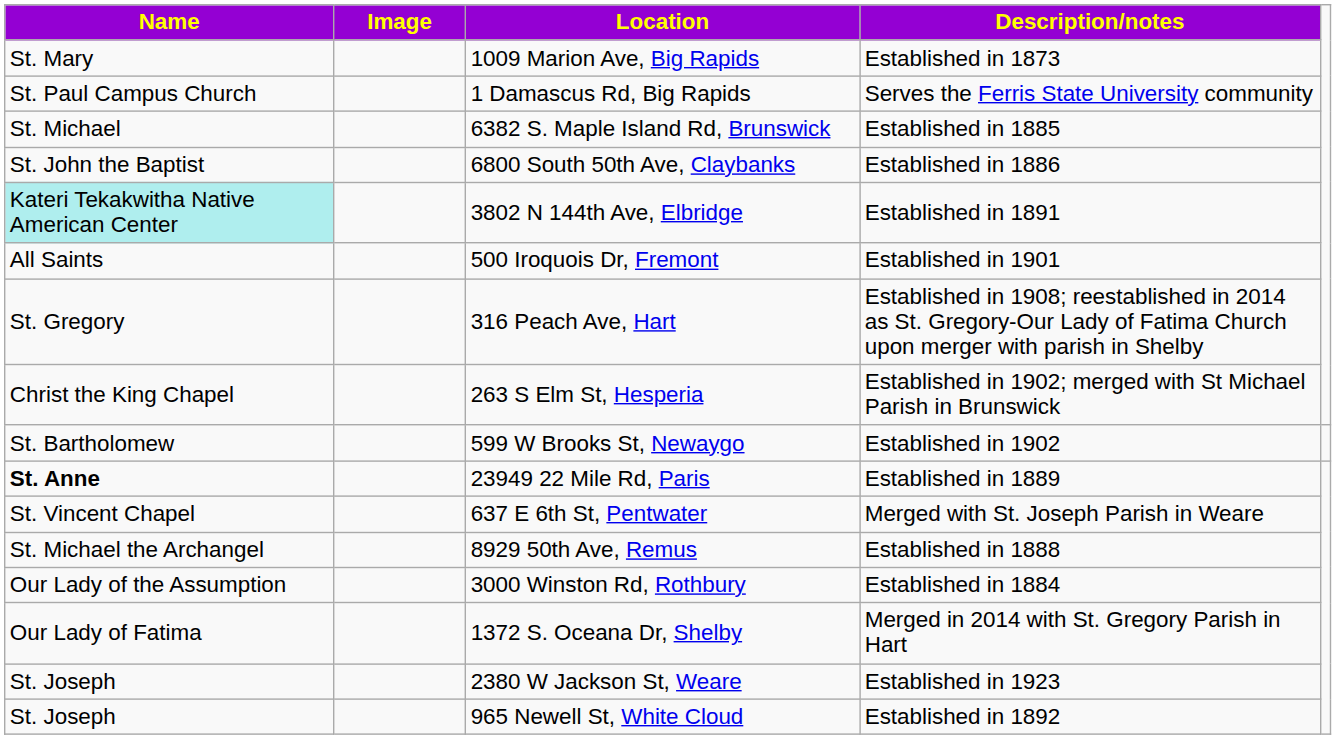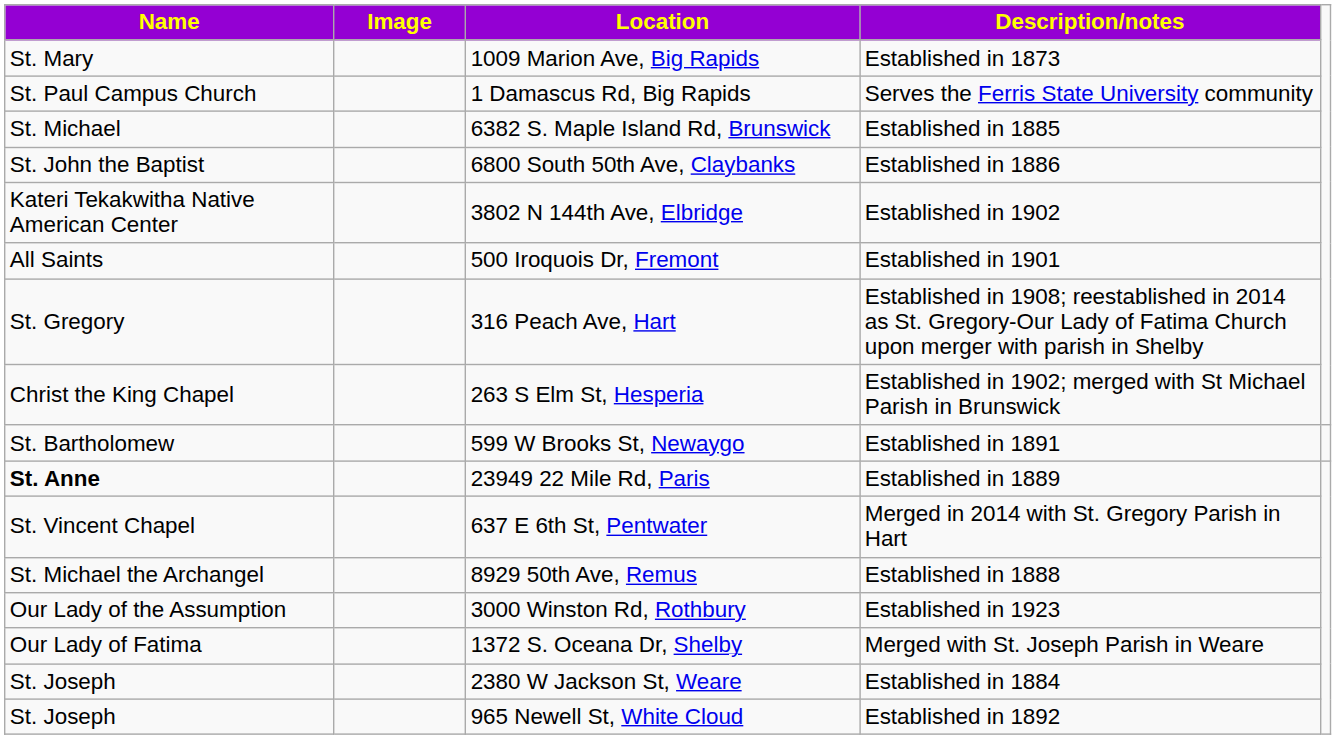(132, 212) paleturquoise background -> (132, 212) no background
(962, 212) Established in 1891 -> (962, 212) Established in 1902
(962, 442) Established in 1902 -> (962, 442) Established in 1891
(1064, 513) Merged with St. Joseph Parish in Weare -> (1073, 526) Merged in 2014 with St. Gregory Parish in Hart
(962, 584) Established in 1884 -> (962, 610) Established in 1923
(1073, 633) Merged in 2014 with St. Gregory Parish in Hart -> (1064, 645) Merged with St. Joseph Parish in Weare
(962, 681) Established in 1923 -> (962, 681) Established in 1884
